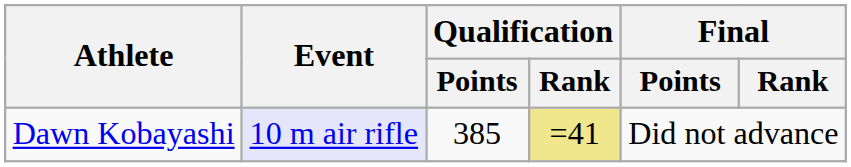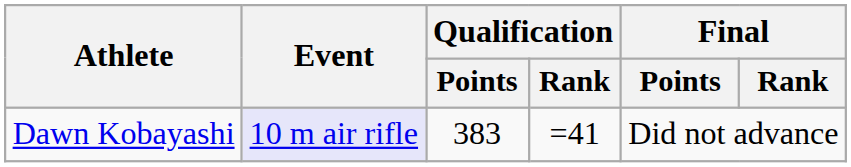(477, 134) 385 -> (477, 134) 383
(575, 134) khaki background -> (575, 134) no background
